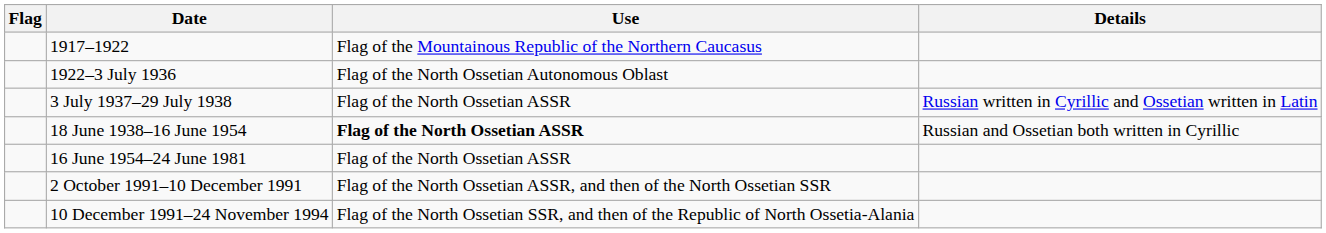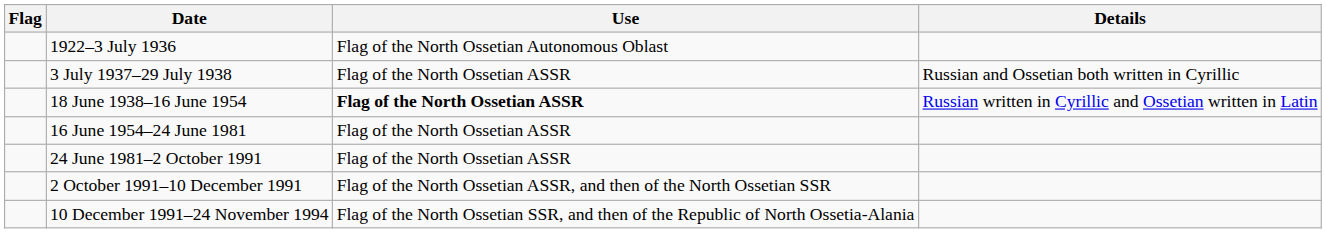- row: (90, 46)
(1120, 102) Russian written in Cyrillic and Ossetian written in Latin -> (1081, 74) Russian and Ossetian both written in Cyrillic
(1081, 130) Russian and Ossetian both written in Cyrillic -> (1120, 102) Russian written in Cyrillic and Ossetian written in Latin
+ row: (156, 158)
